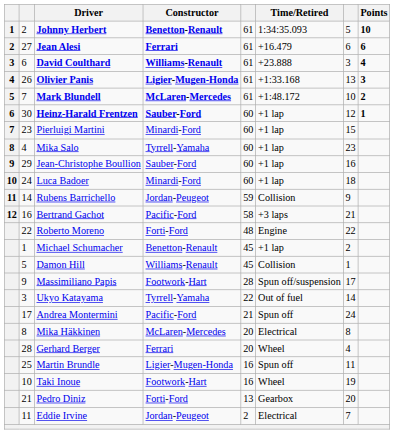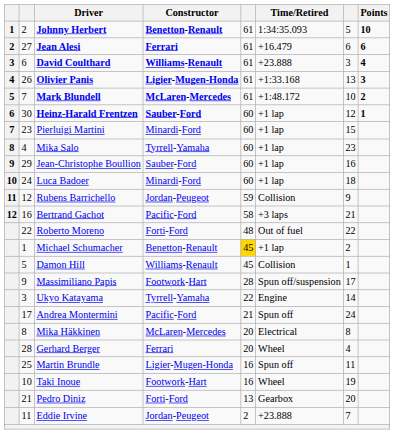(27, 197) 14 -> (27, 197) 12
(273, 231) Engine -> (280, 231) Out of fuel
(248, 248) no background -> (248, 248) gold background
(280, 298) Out of fuel -> (273, 298) Engine
(278, 416) Electrical -> (275, 416) +23.888
